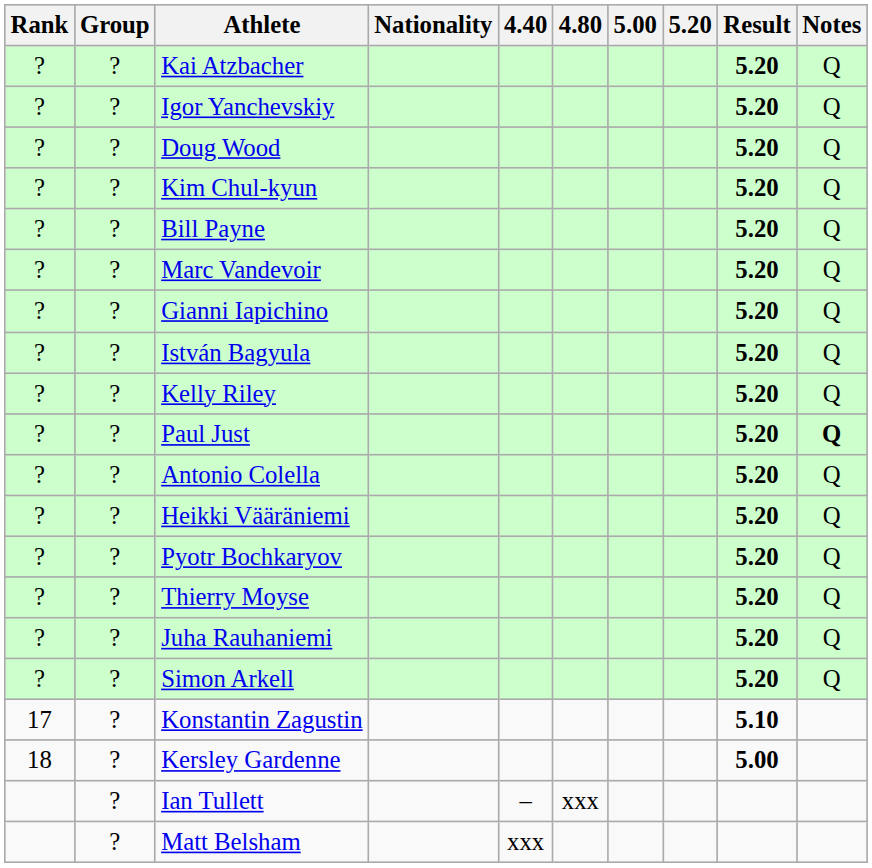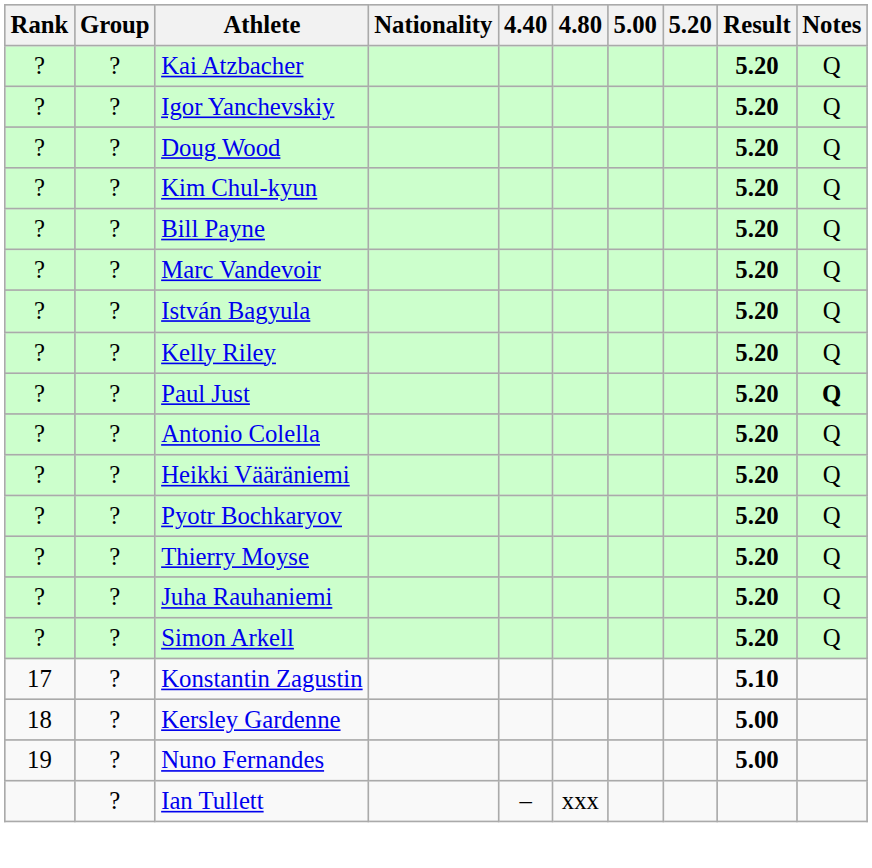- row: (245, 311)
+ row: (243, 760)
- row: (231, 842)
